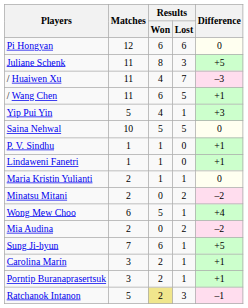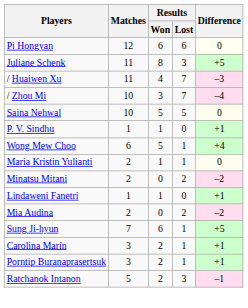- row: (32, 96)
- row: (30, 112)
+ row: (26, 96)
rows swapped: (43, 162) <-> (41, 212)
(160, 295) khaki background -> (160, 279) no background
